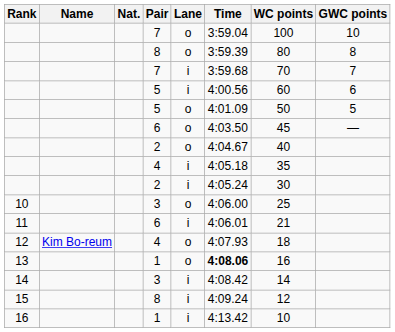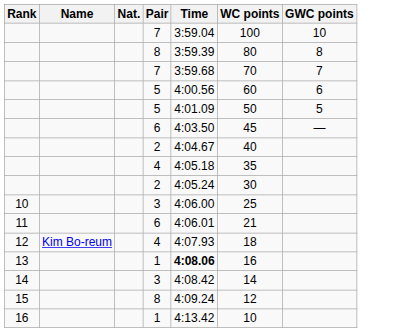- column: (188, 14)
